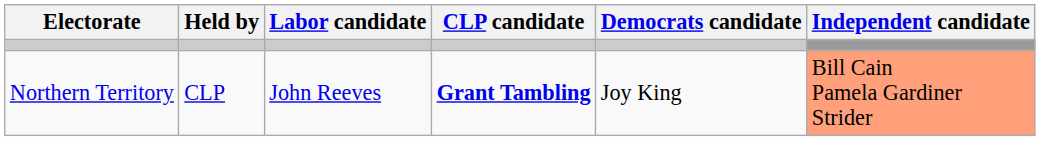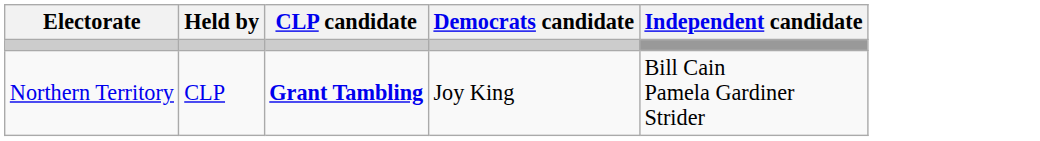- column: (348, 22)
(887, 92) lightsalmon background -> (719, 92) no background
